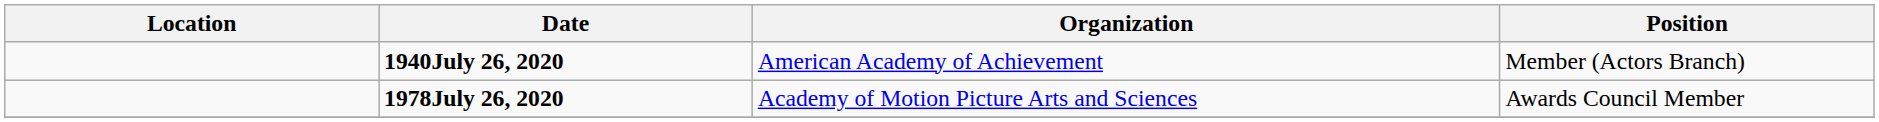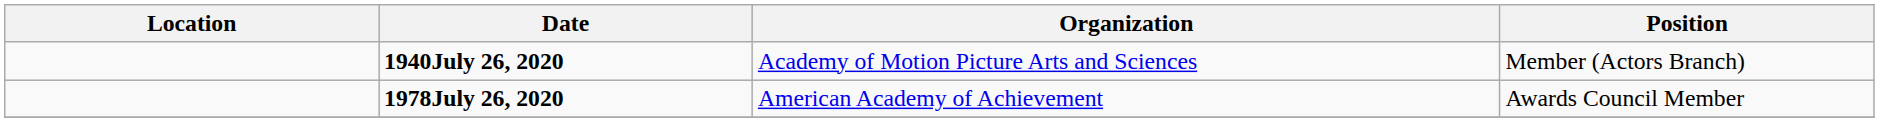(930, 60) American Academy of Achievement -> (978, 60) Academy of Motion Picture Arts and Sciences
(978, 98) Academy of Motion Picture Arts and Sciences -> (930, 98) American Academy of Achievement
